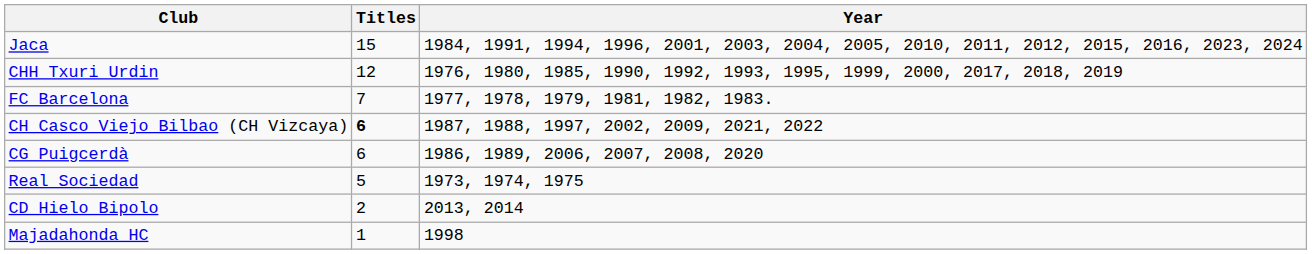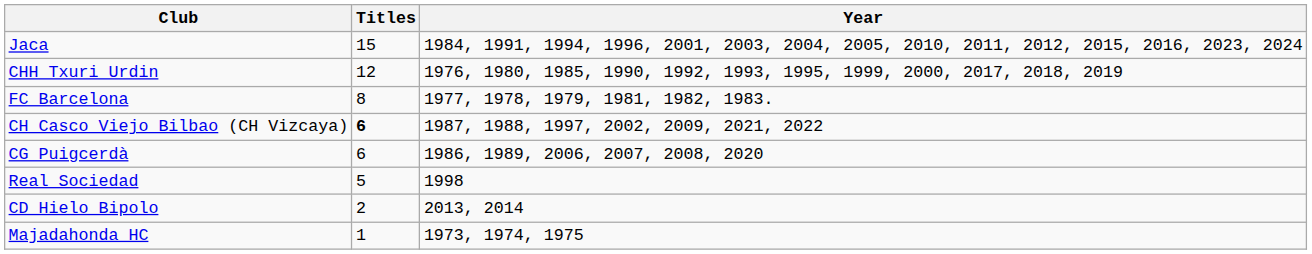(361, 100) 7 -> (361, 100) 8
(504, 181) 1973, 1974, 1975 -> (444, 181) 1998
(444, 235) 1998 -> (504, 235) 1973, 1974, 1975
